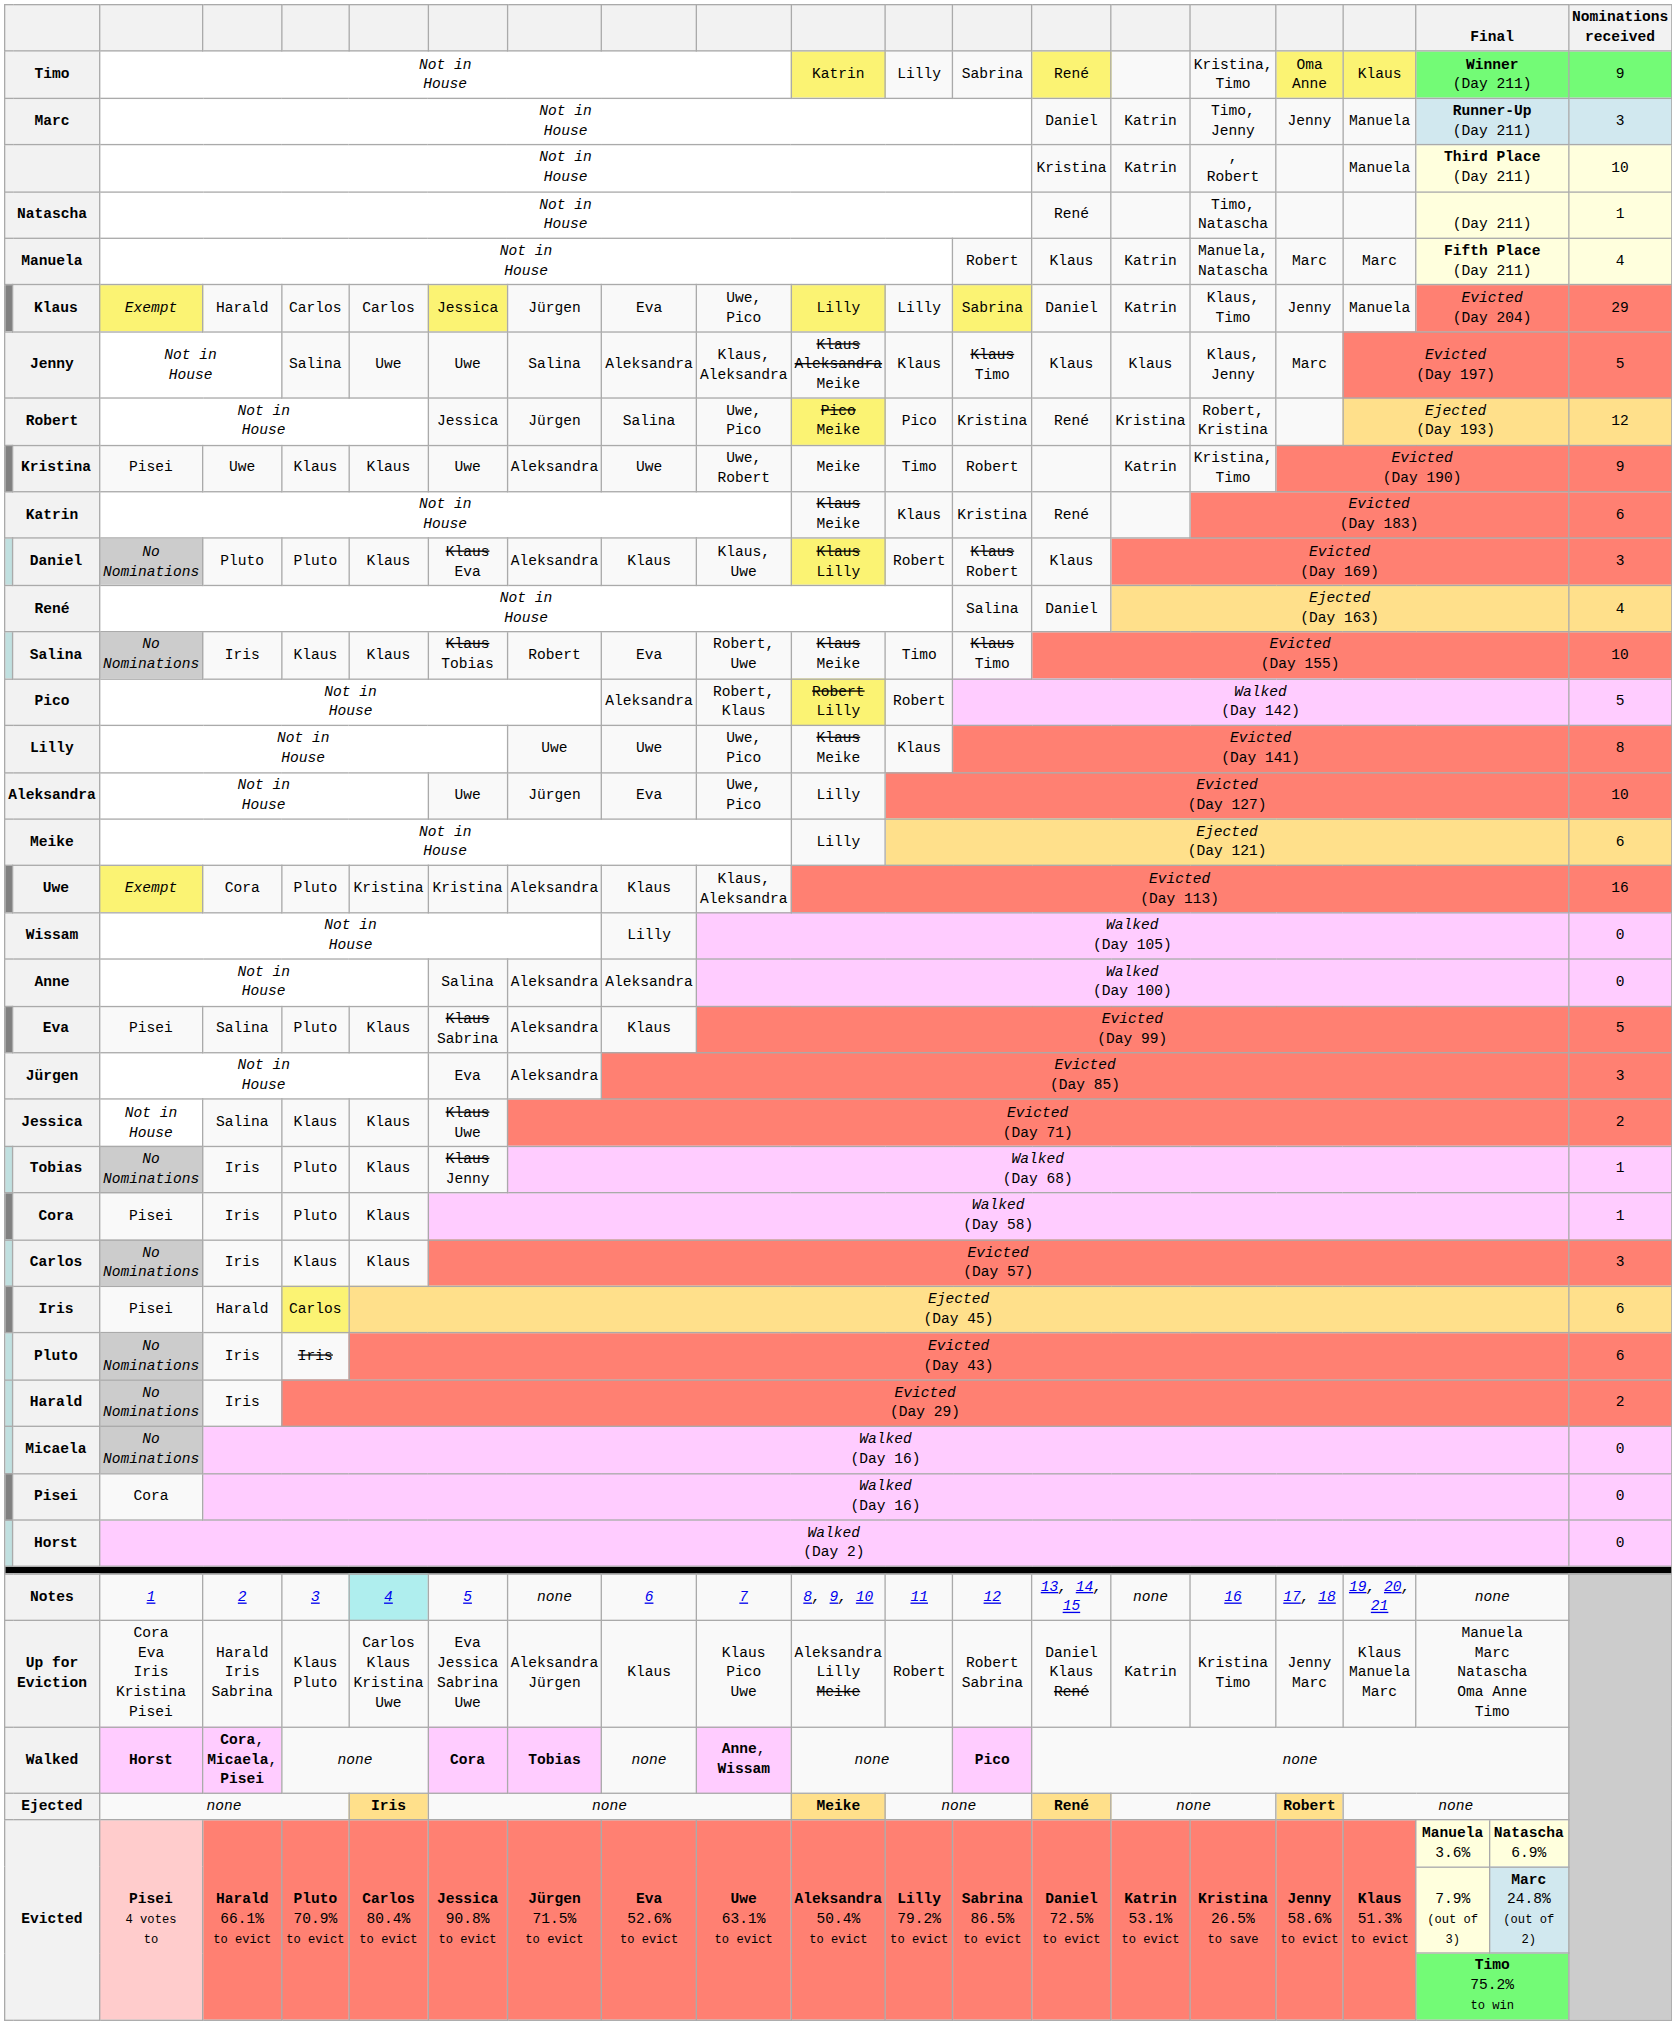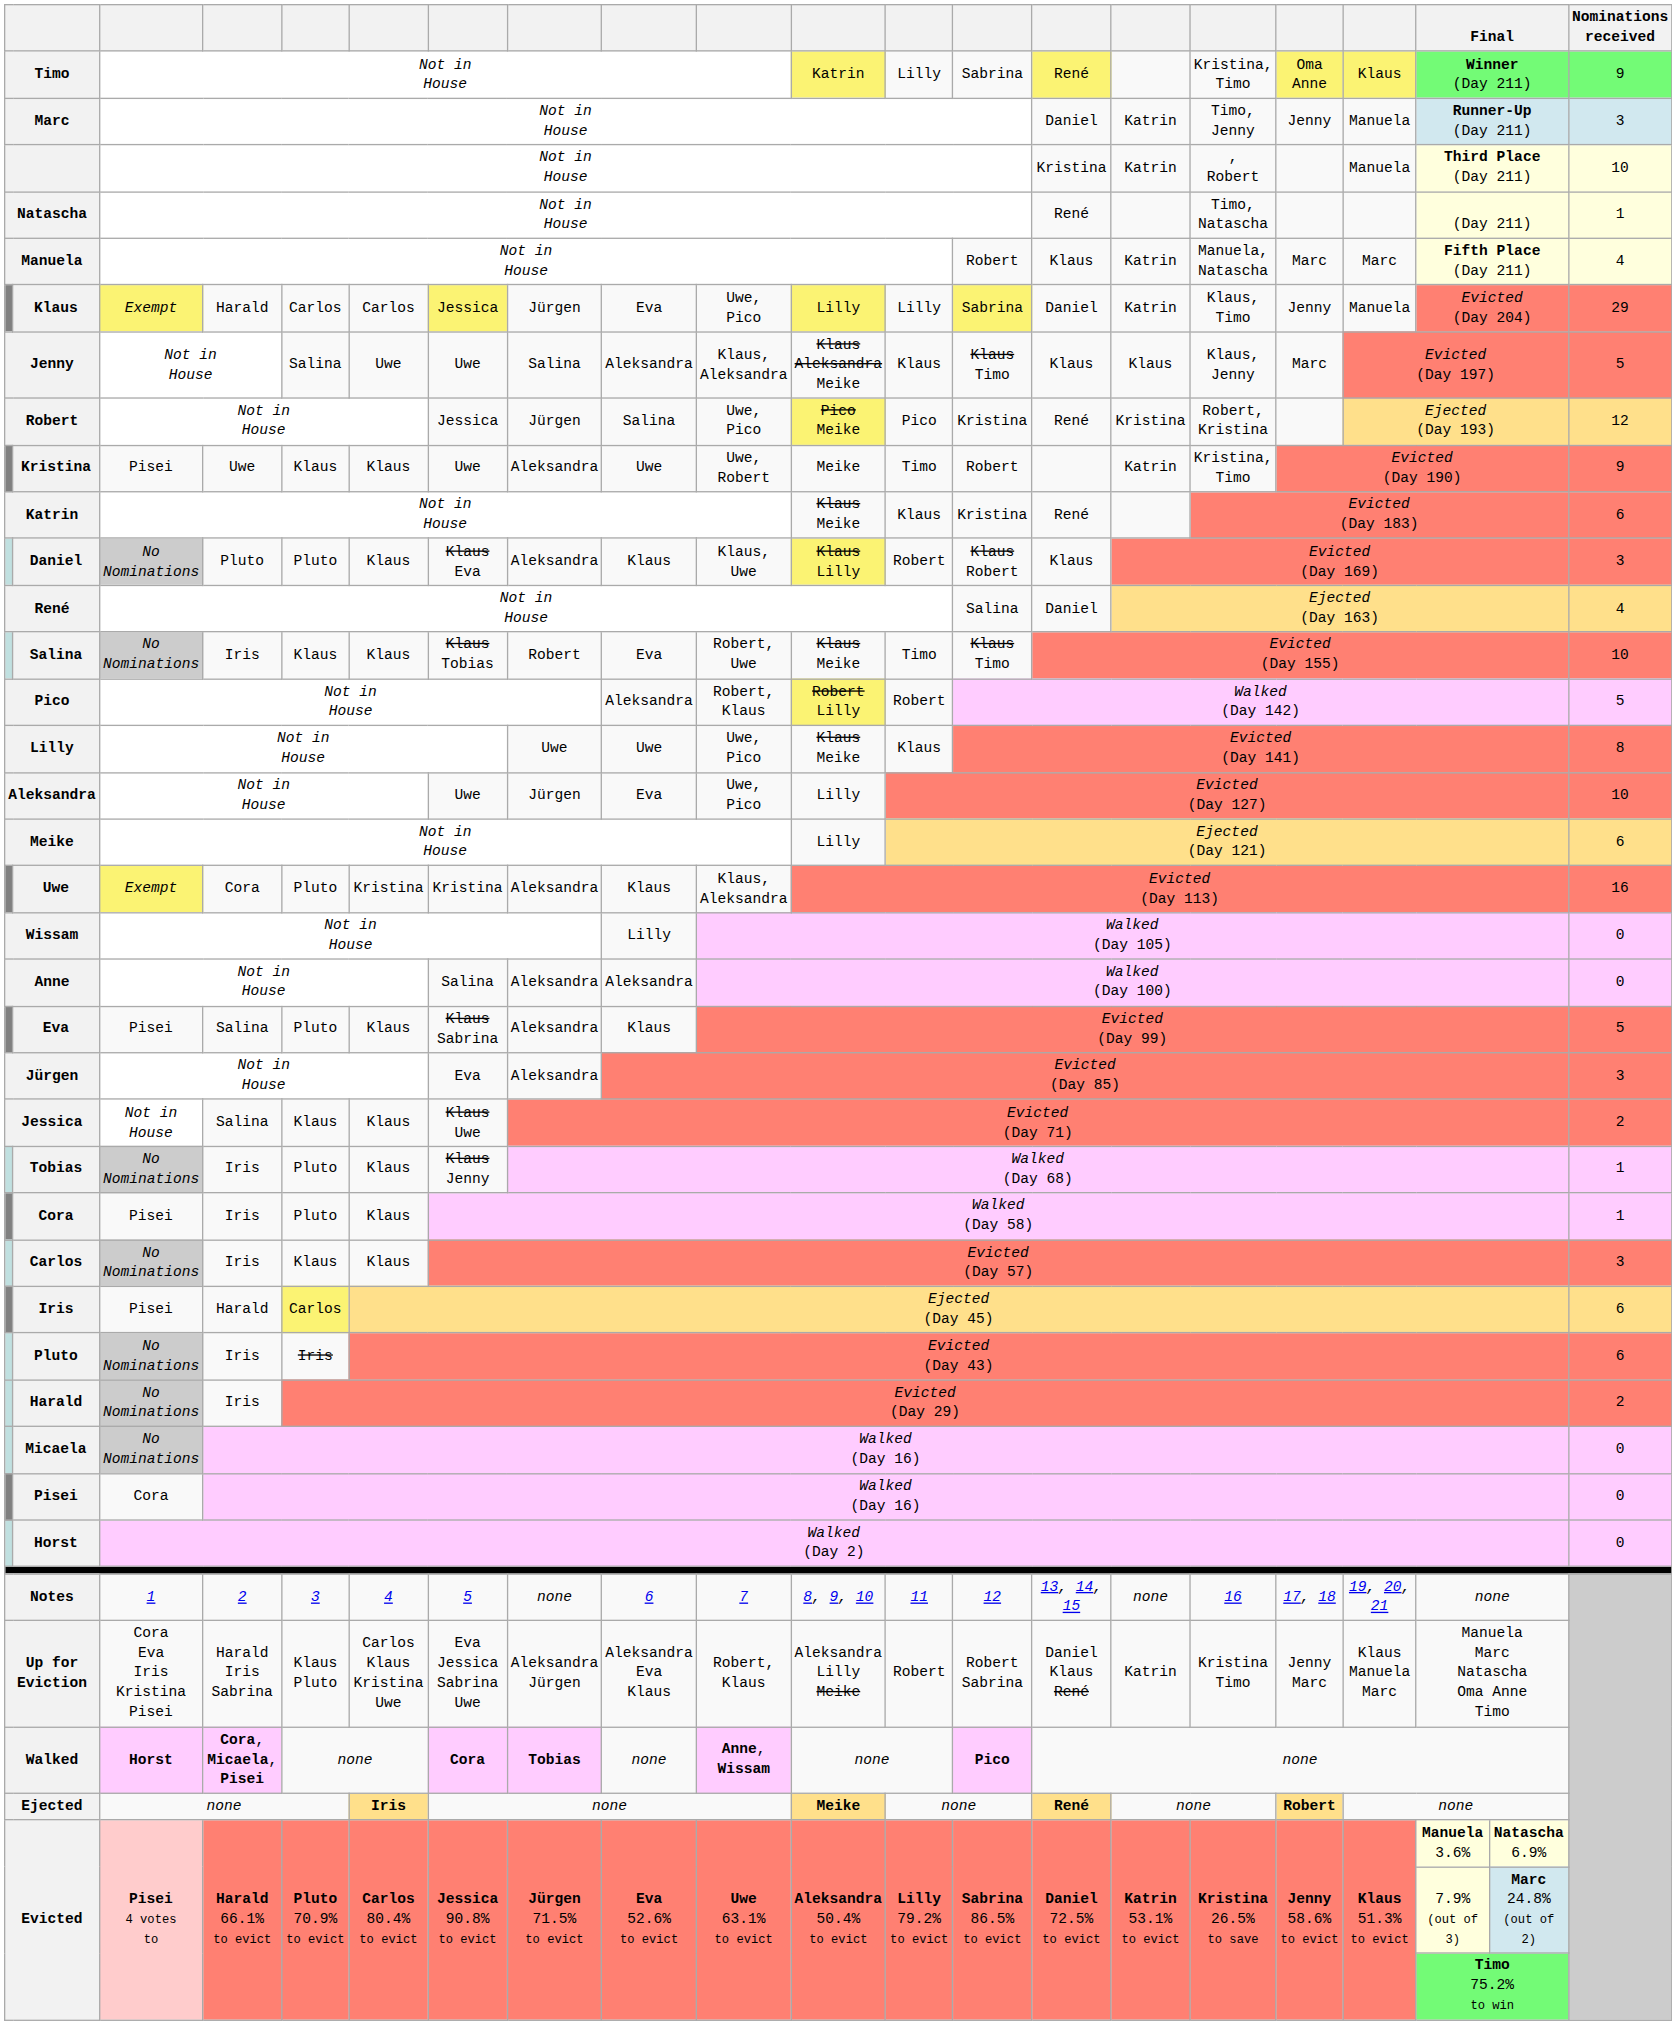(388, 1597) paleturquoise background -> (388, 1597) no background
(649, 1673) Klaus -> (649, 1673) Aleksandra Eva Klaus
(744, 1673) Klaus Pico Uwe -> (744, 1673) Robert, Klaus
